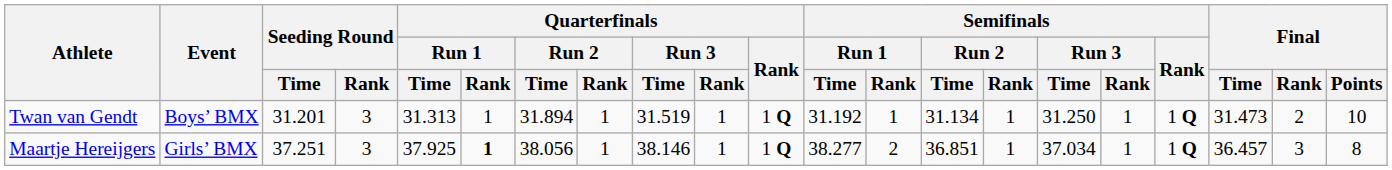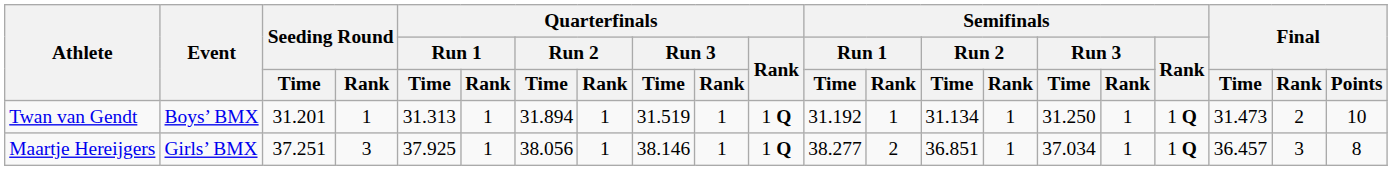(367, 117) 3 -> (367, 117) 1
(488, 149) bold -> (488, 149) normal
